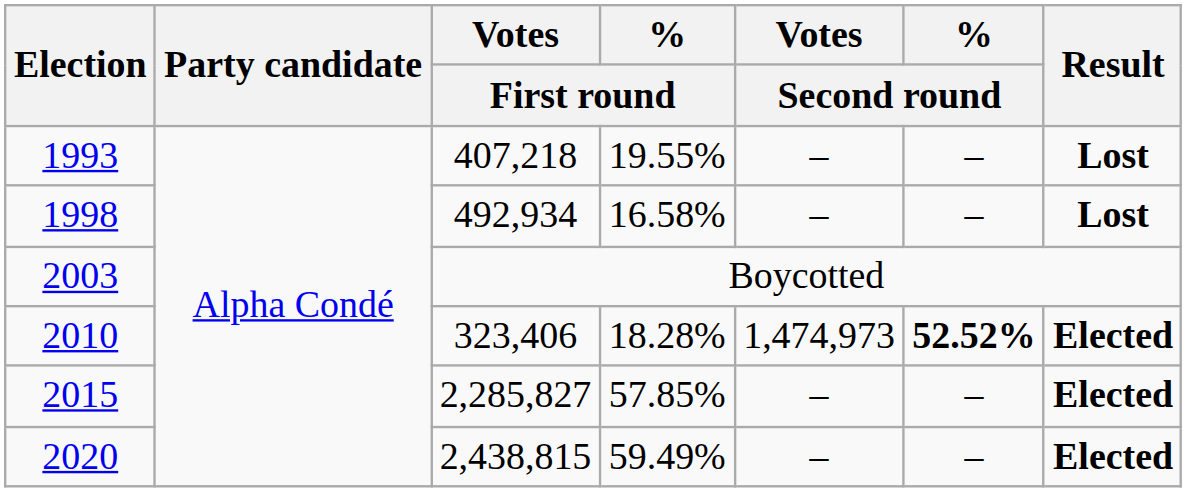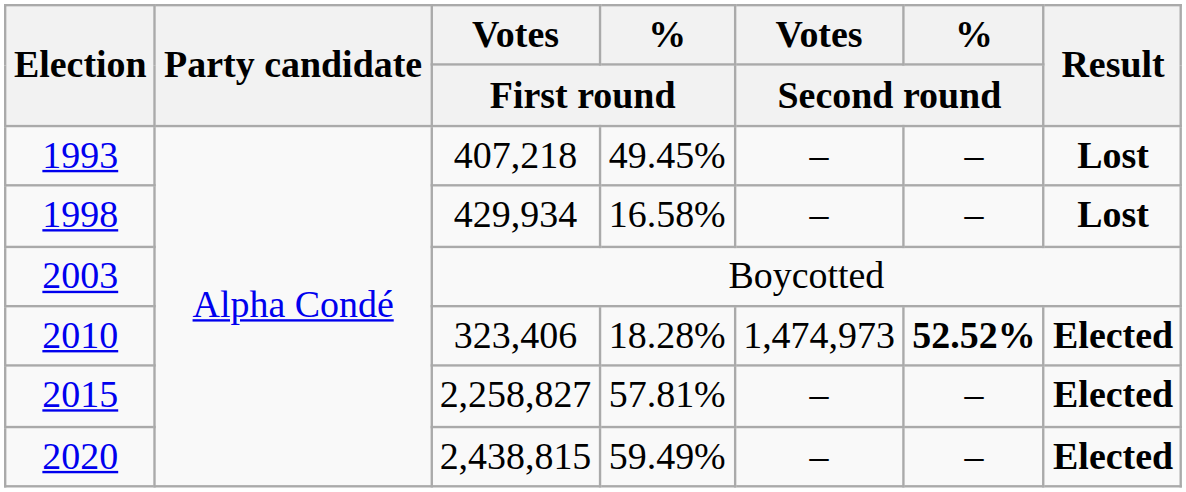(667, 154) 19.55% -> (667, 154) 49.45%
(515, 214) 492,934 -> (515, 214) 429,934
(515, 395) 2,285,827 -> (515, 395) 2,258,827
(667, 395) 57.85% -> (667, 395) 57.81%
